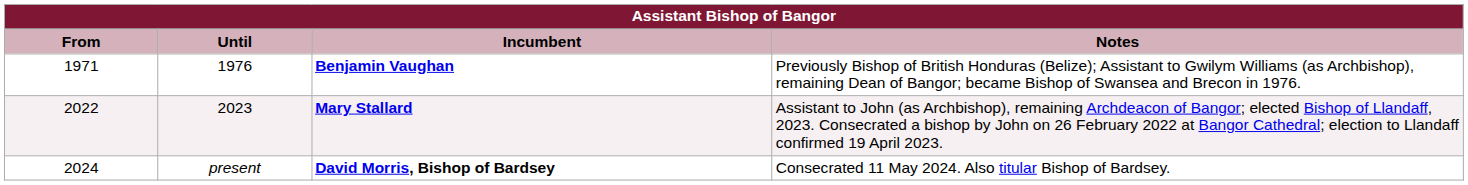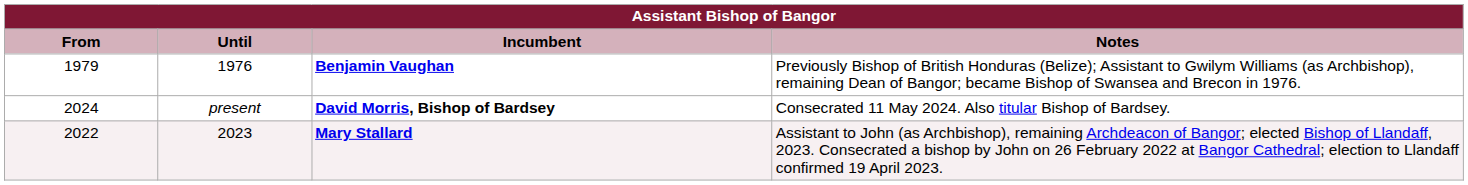(81, 66) 1971 -> (81, 66) 1979
rows swapped: (364, 108) <-> (435, 167)
